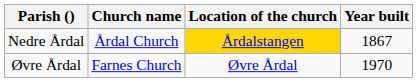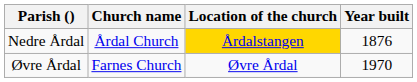(377, 41) 1867 -> (377, 41) 1876
